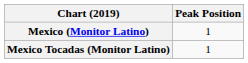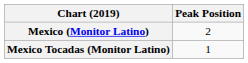(208, 31) 1 -> (208, 31) 2
